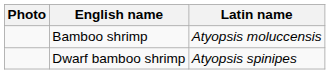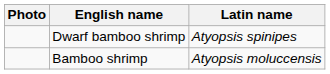rows swapped: (100, 36) <-> (119, 58)
